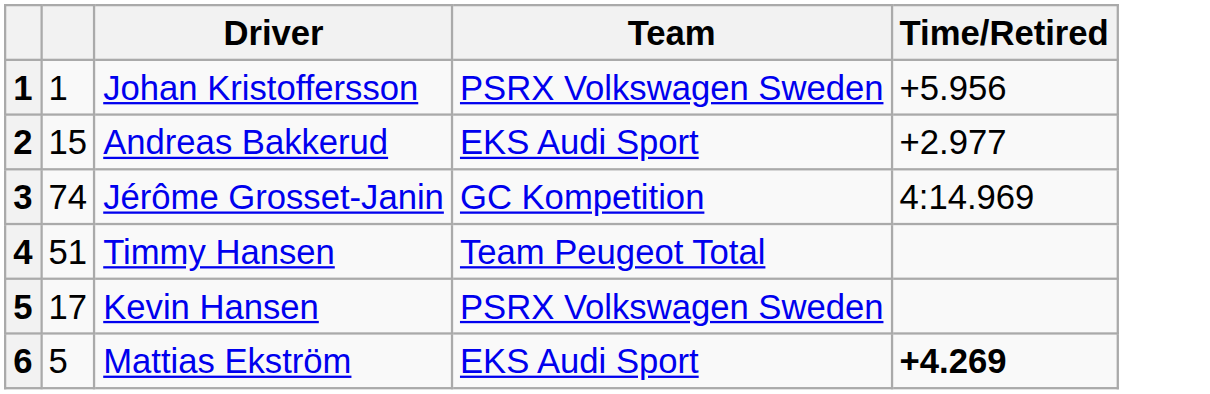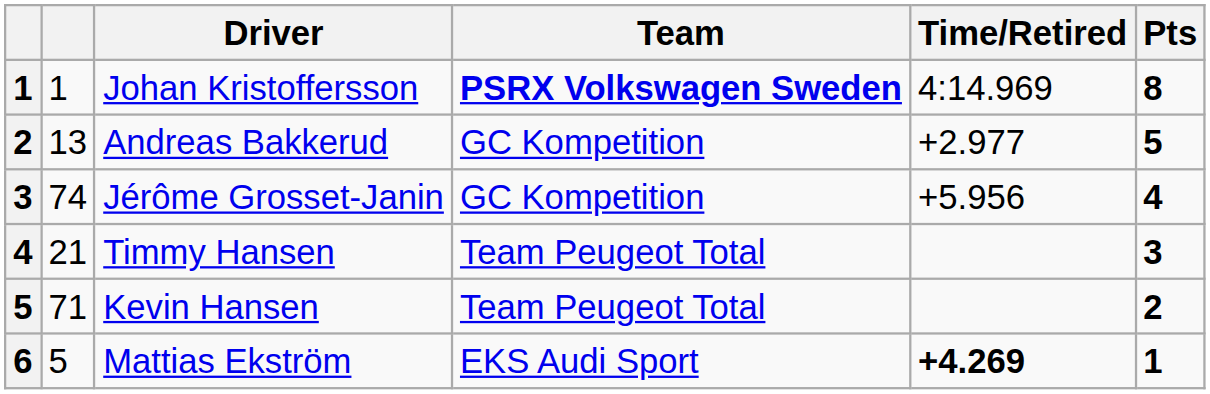+ column: (1170, 33)
(672, 88) normal -> (681, 88) bold
(953, 88) +5.956 -> (985, 88) 4:14.969
(68, 142) 15 -> (68, 142) 13
(579, 142) EKS Audi Sport -> (582, 142) GC Kompetition
(967, 197) 4:14.969 -> (971, 197) +5.956
(68, 252) 51 -> (68, 252) 21
(68, 307) 17 -> (68, 307) 71
(672, 307) PSRX Volkswagen Sweden -> (613, 307) Team Peugeot Total
